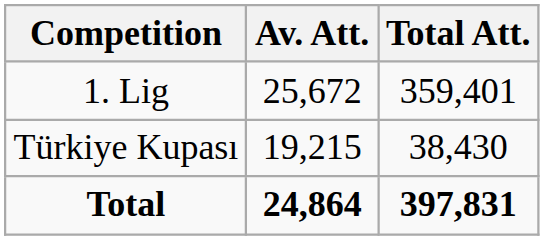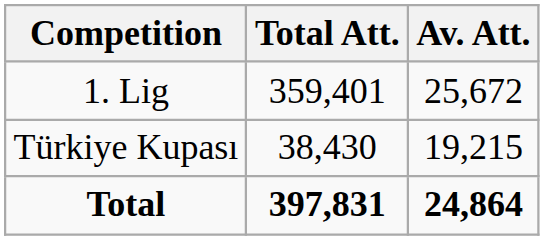columns swapped: (312, 33) <-> (458, 33)
